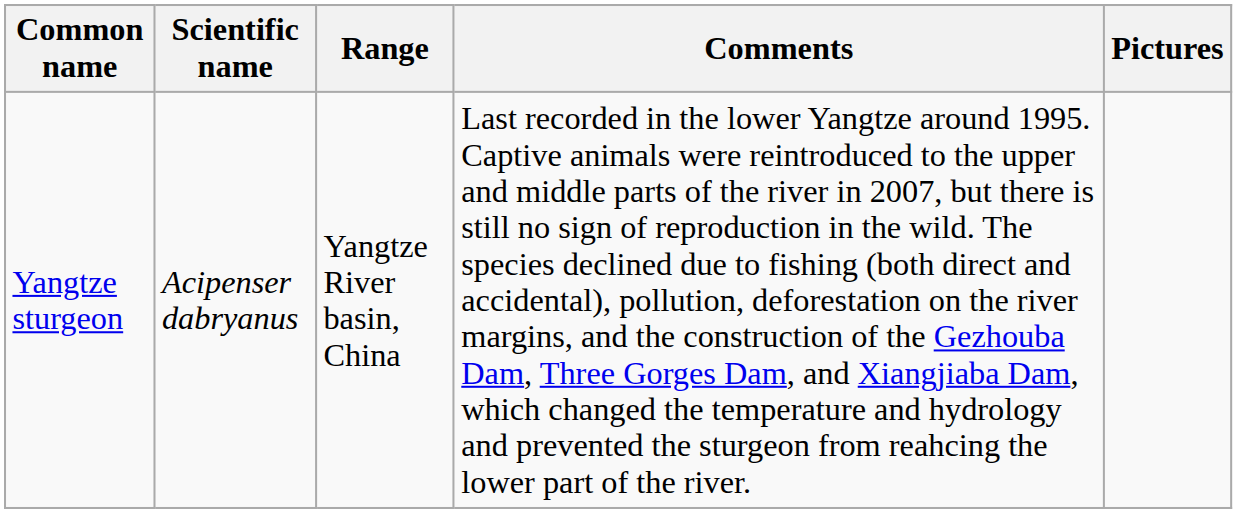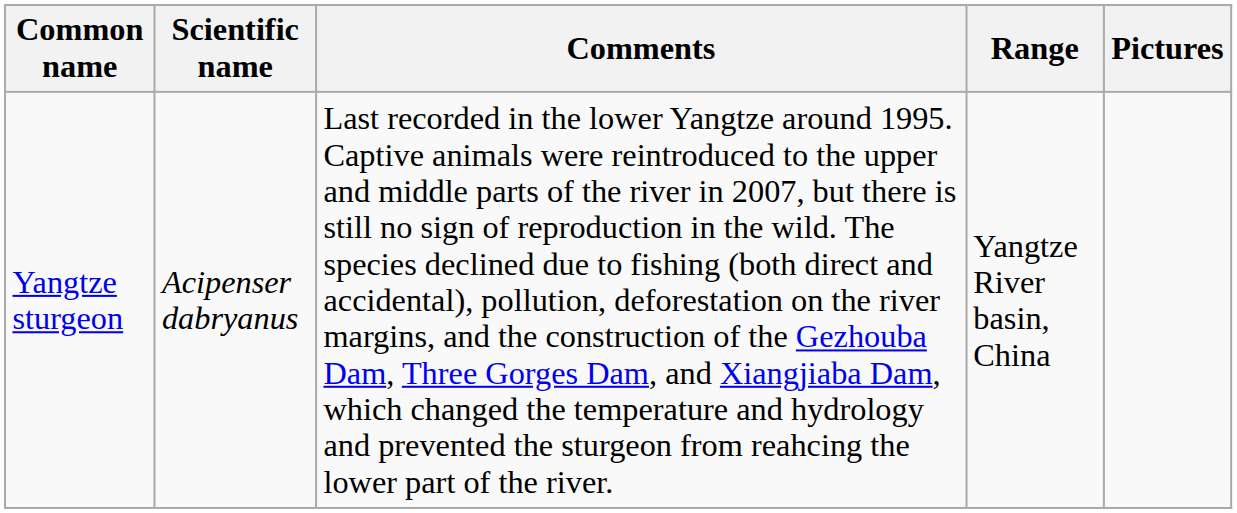columns swapped: (385, 48) <-> (779, 48)
